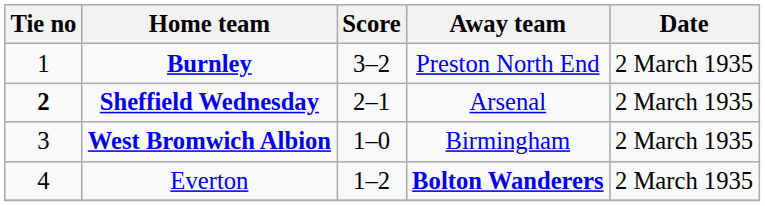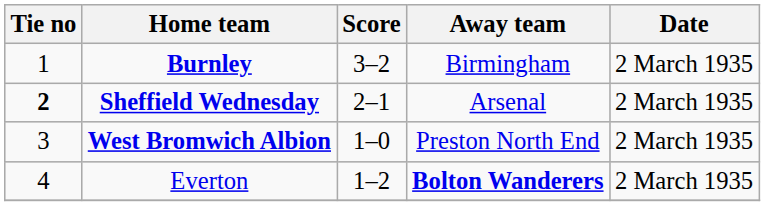(508, 63) Preston North End -> (508, 63) Birmingham
(508, 141) Birmingham -> (508, 141) Preston North End
